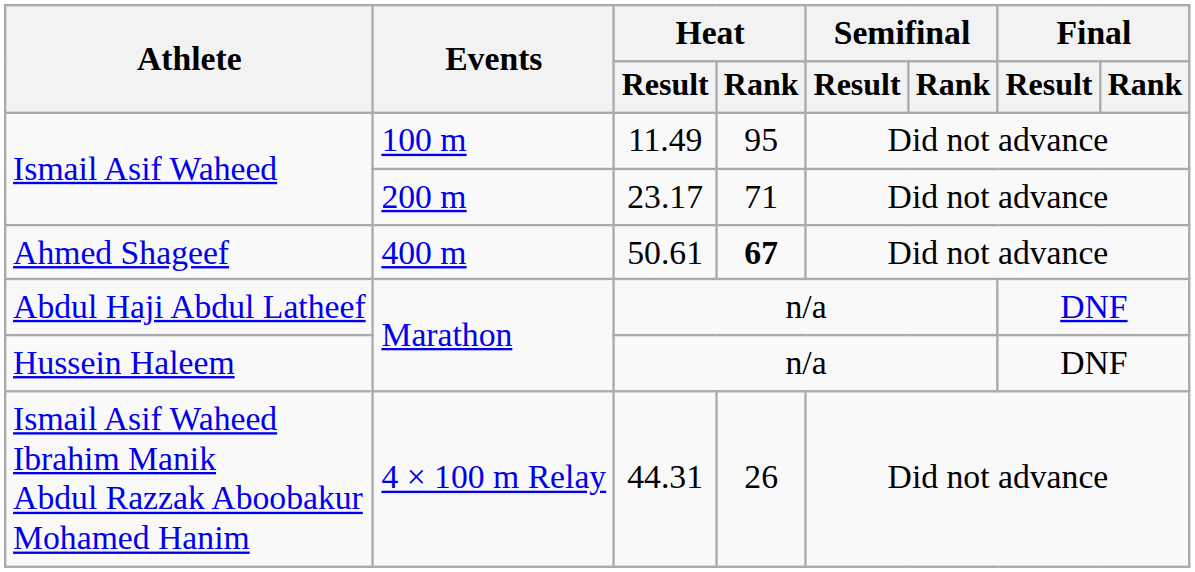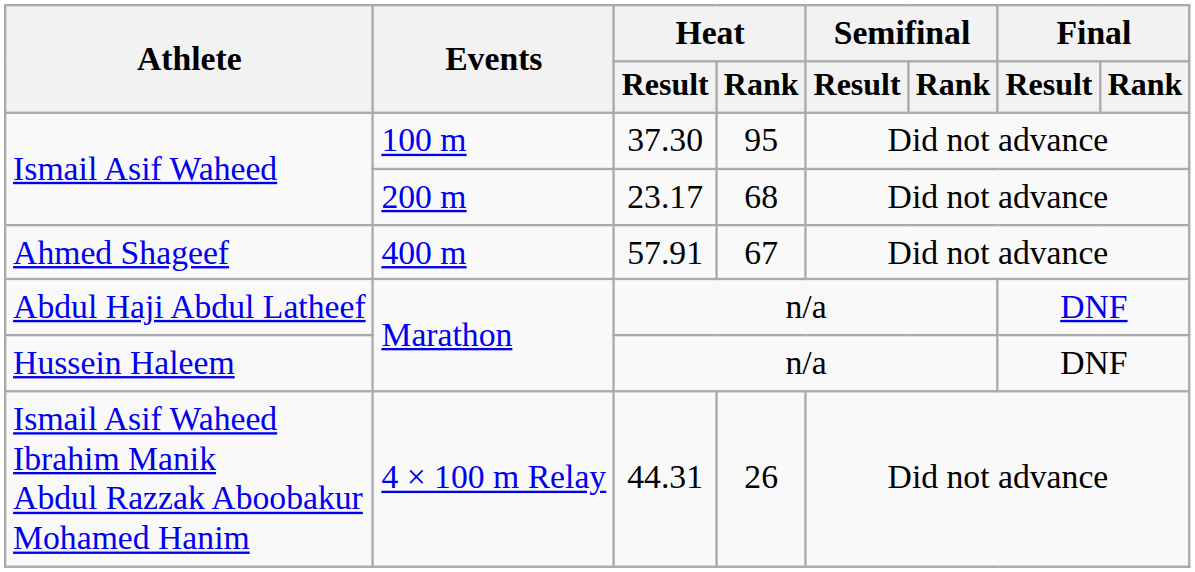(665, 140) 11.49 -> (665, 140) 37.30
(761, 196) 71 -> (761, 196) 68
(665, 251) 50.61 -> (665, 251) 57.91
(761, 251) bold -> (761, 251) normal
